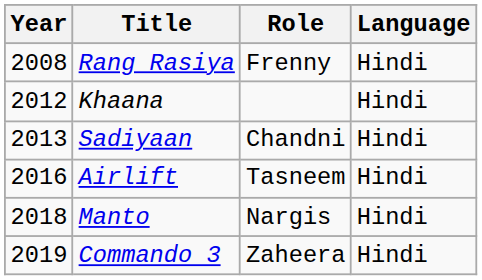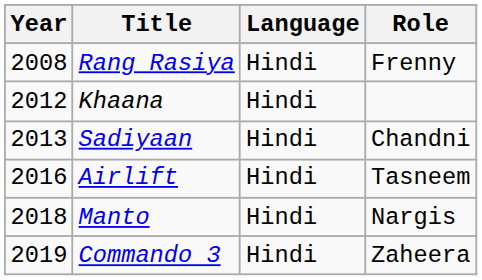columns swapped: (296, 24) <-> (414, 24)
